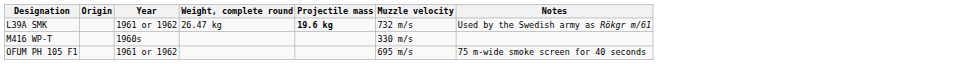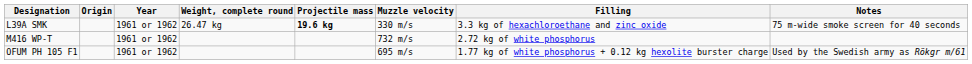+ column: (613, 11)
(395, 25) 732 m/s -> (395, 25) 330 m/s
(554, 25) Used by the Swedish army as Rökgr m/61 -> (866, 25) 75 m-wide smoke screen for 40 seconds
(129, 39) 1960s -> (147, 39) 1961 or 1962
(395, 39) 330 m/s -> (395, 39) 732 m/s
(552, 53) 75 m-wide smoke screen for 40 seconds -> (869, 53) Used by the Swedish army as Rökgr m/61
